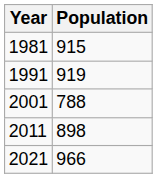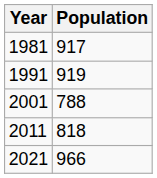(71, 46) 915 -> (71, 46) 917
(71, 131) 898 -> (71, 131) 818
